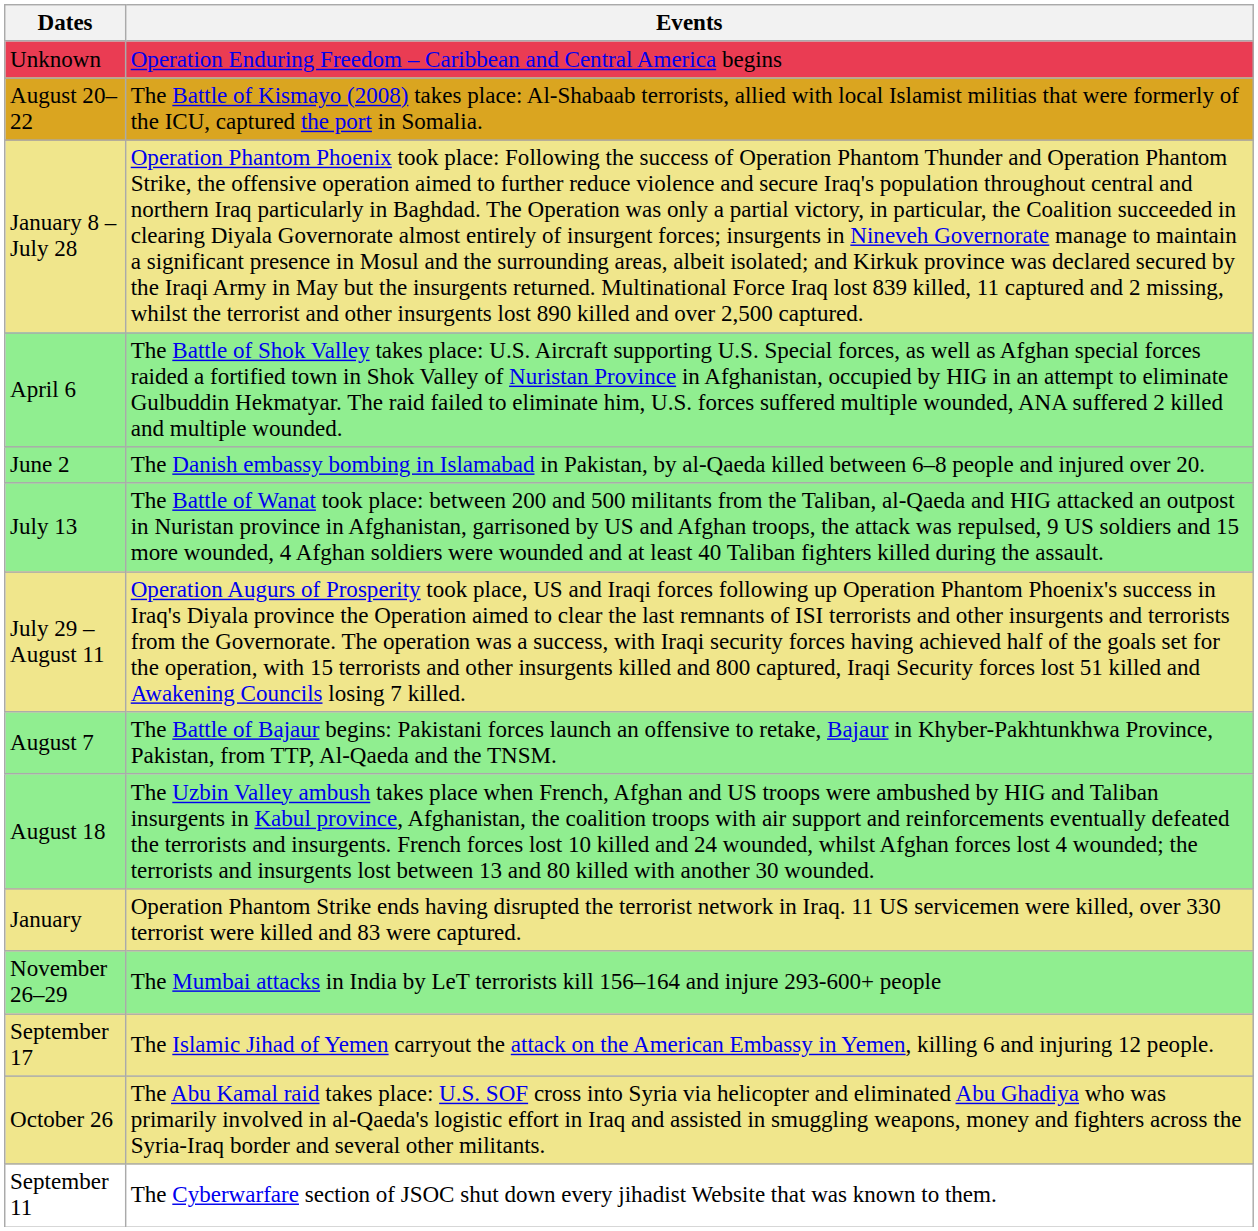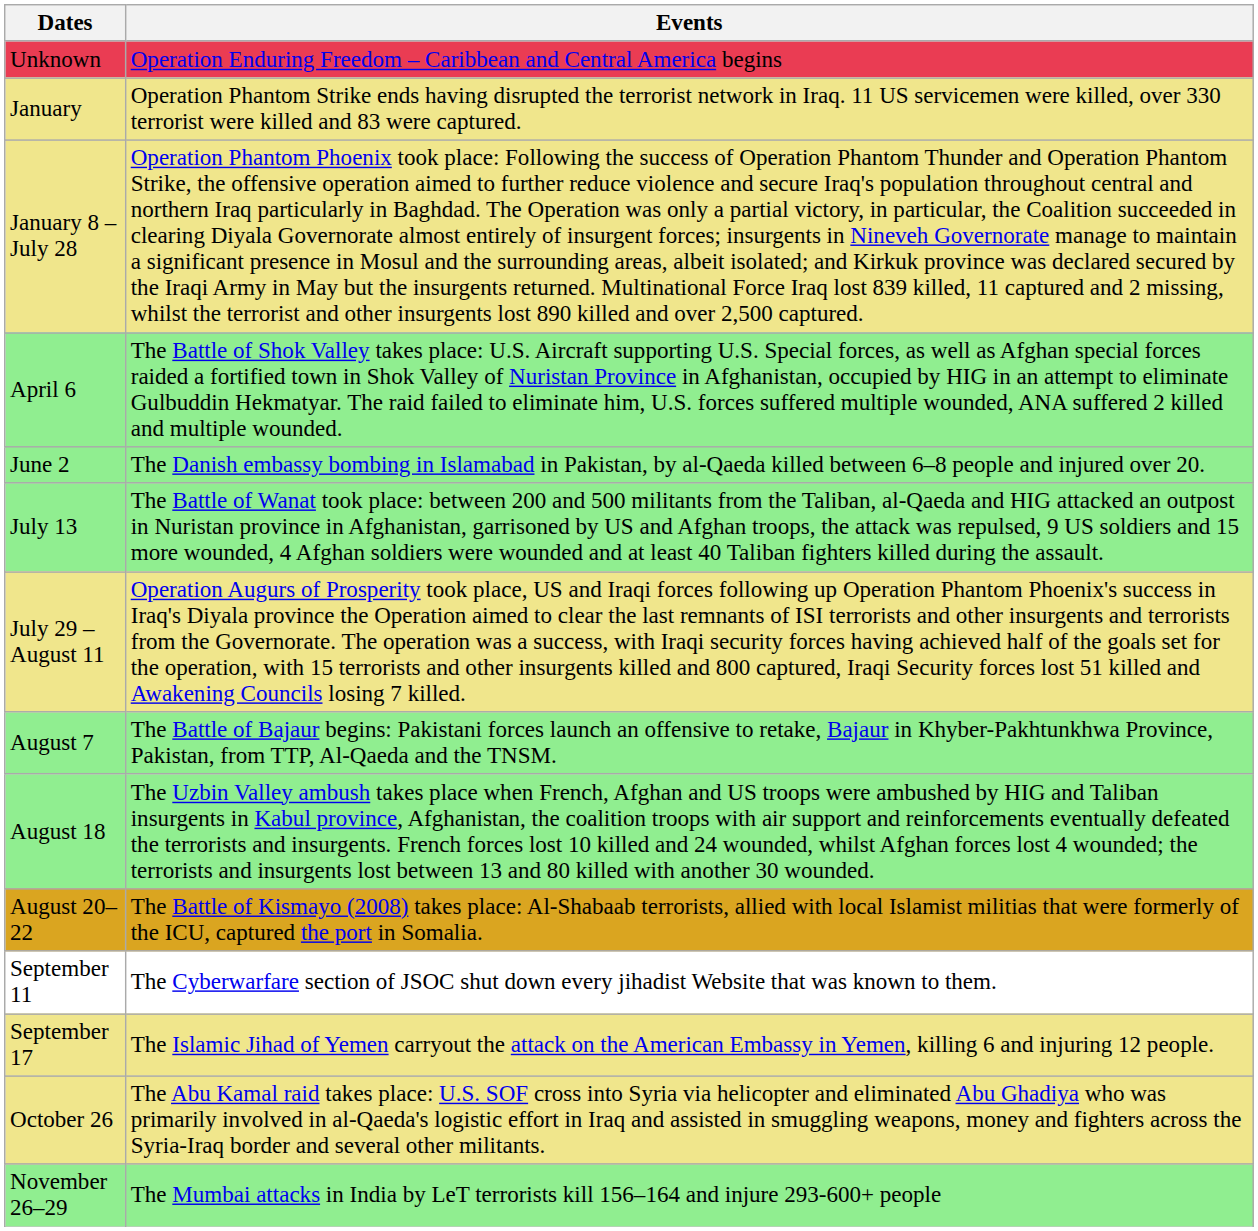rows swapped: (46, 919) <-> (63, 108)
rows swapped: (59, 1195) <-> (59, 981)
